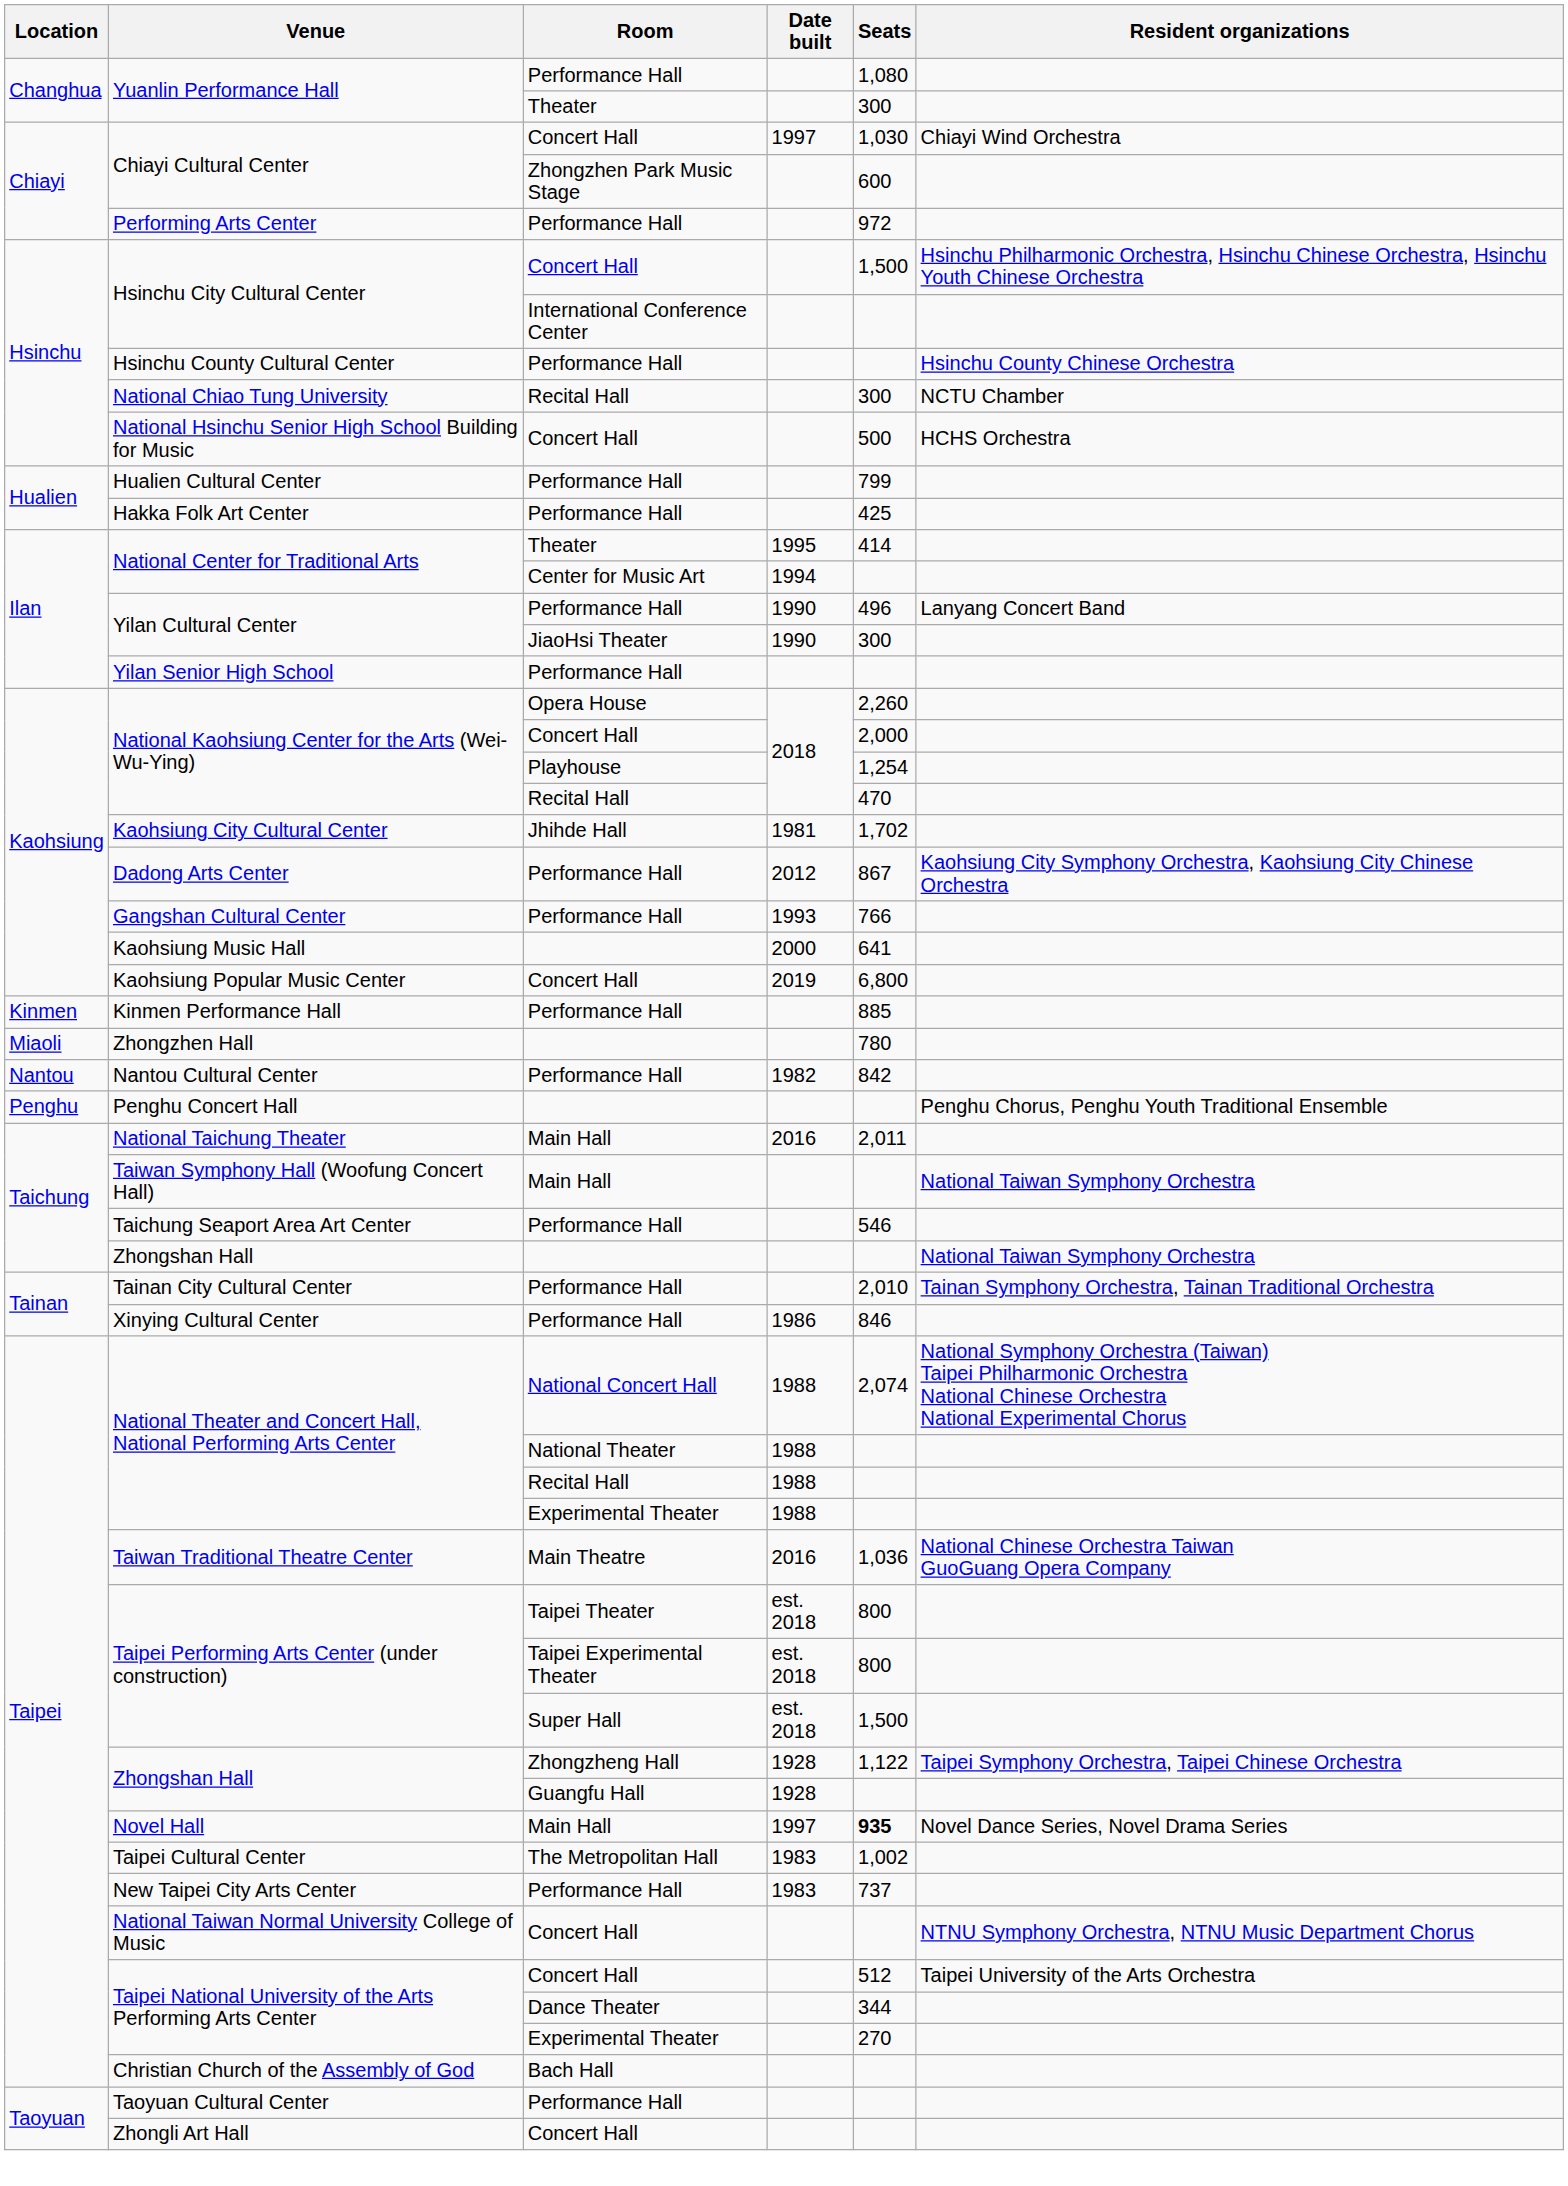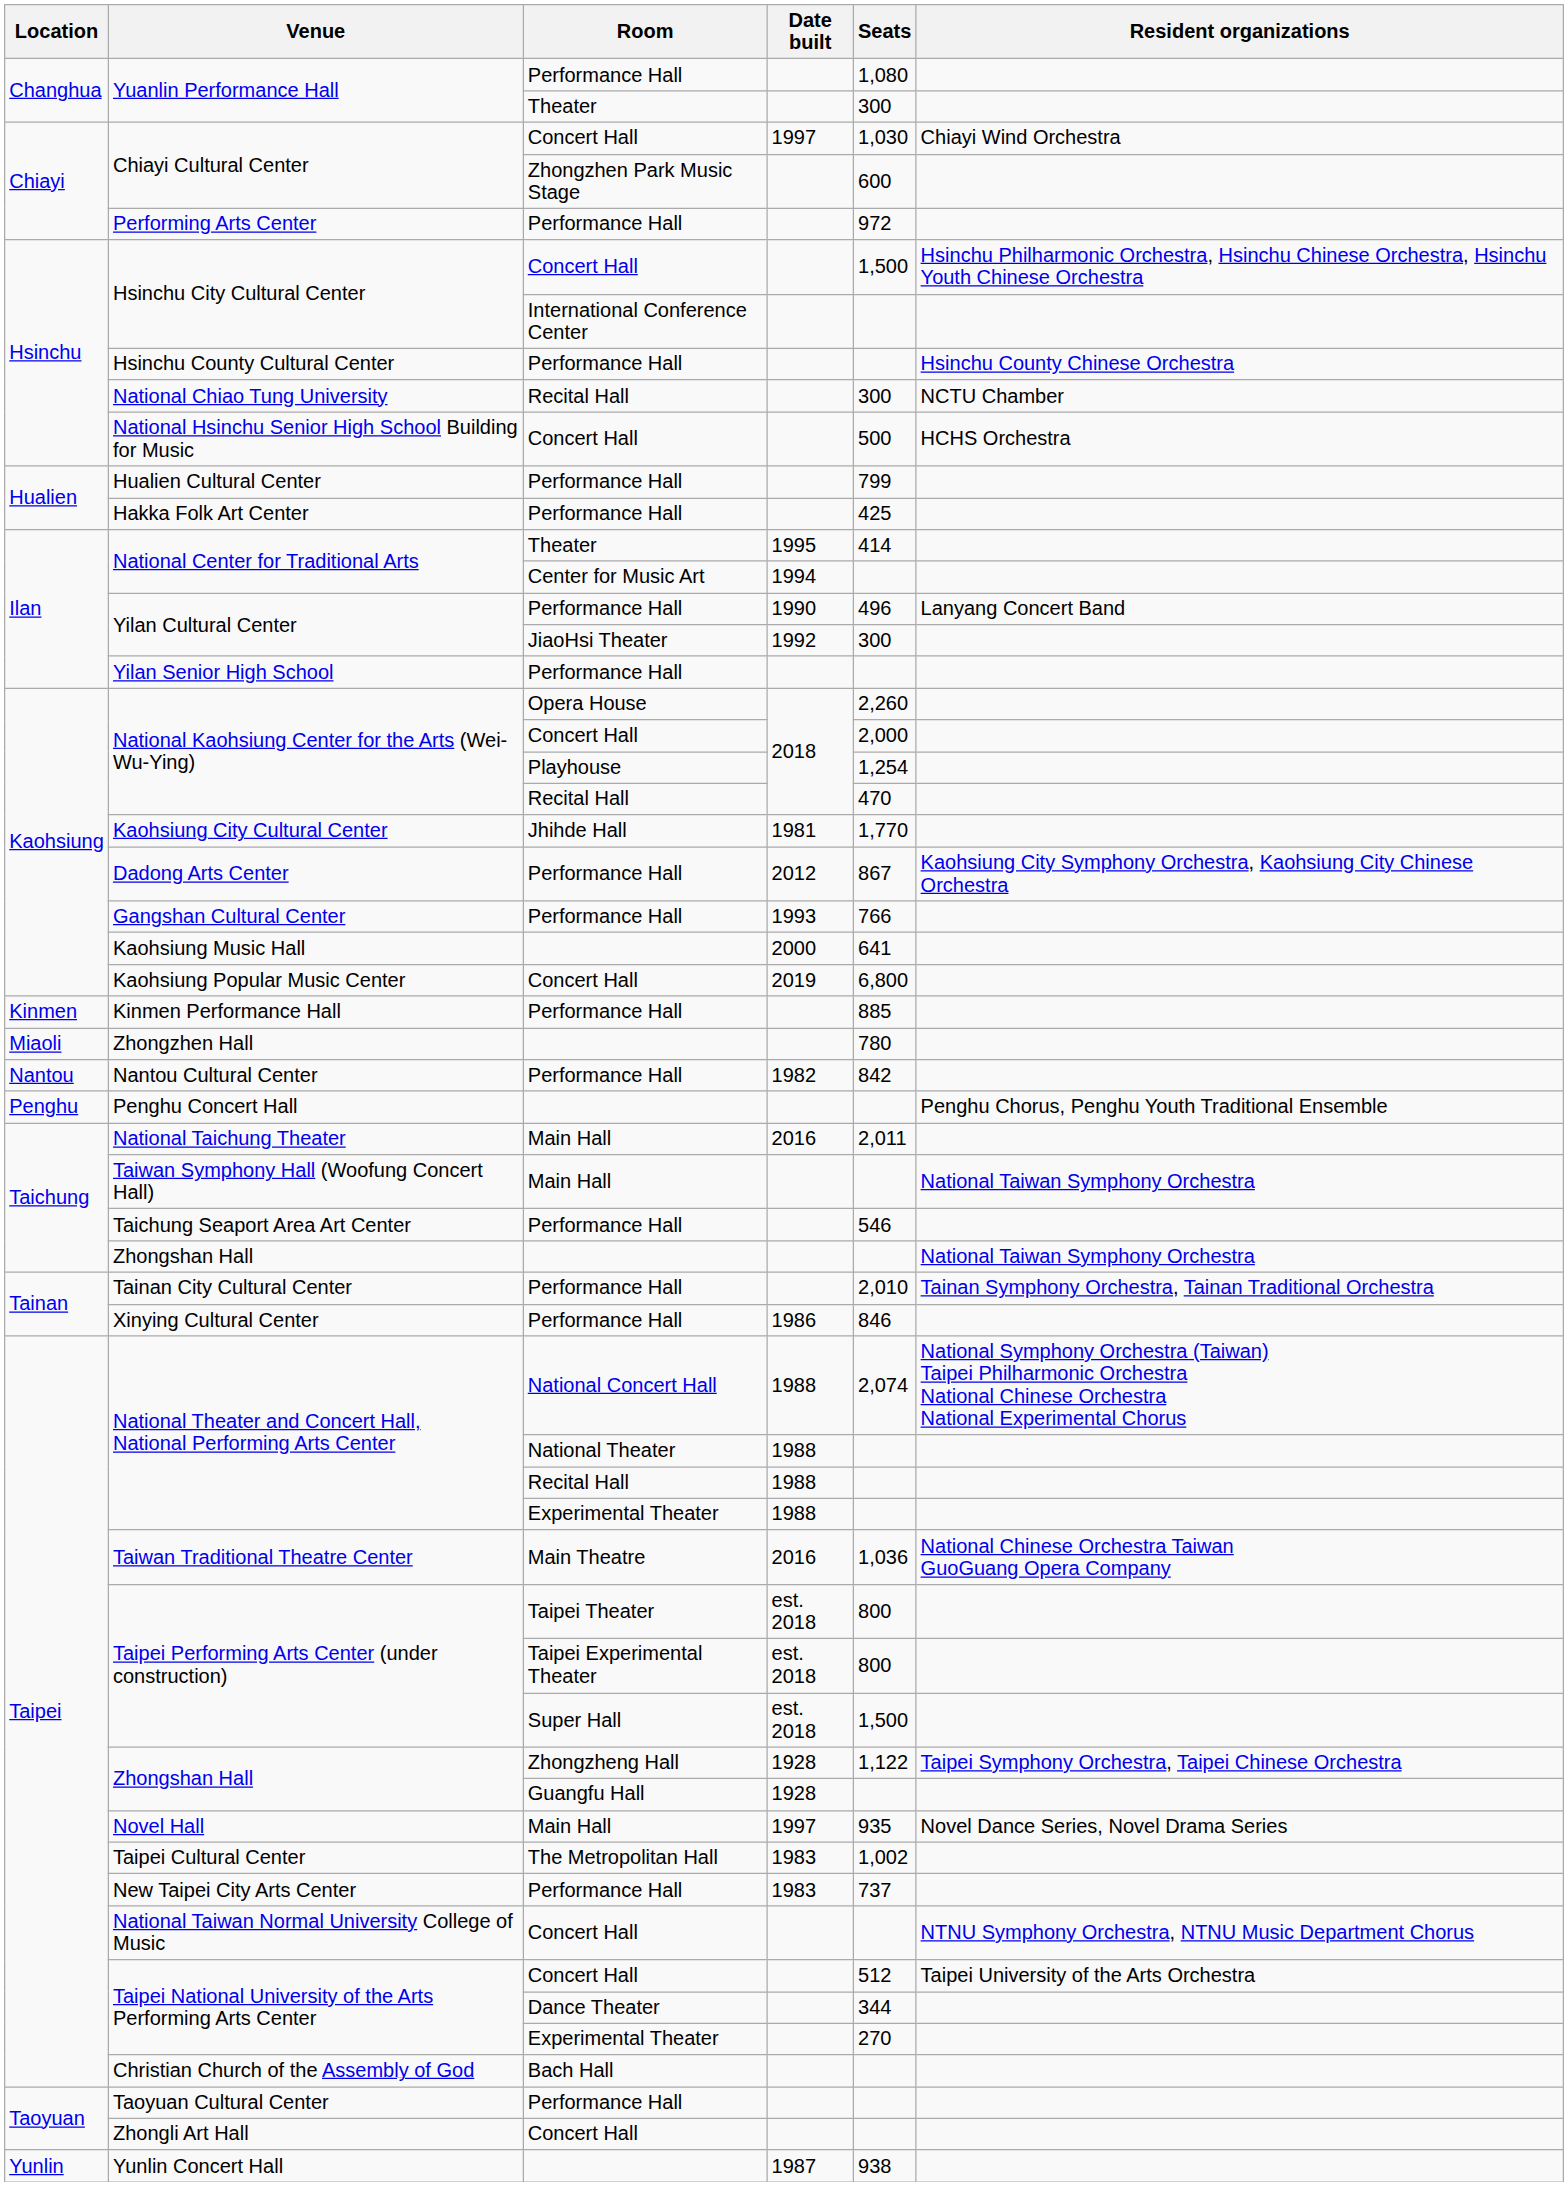(794, 640) 1990 -> (794, 640) 1992
(883, 830) 1,702 -> (883, 830) 1,770
(875, 1826) bold -> (875, 1826) normal
+ row: (198, 2165)
